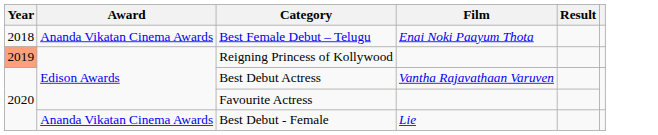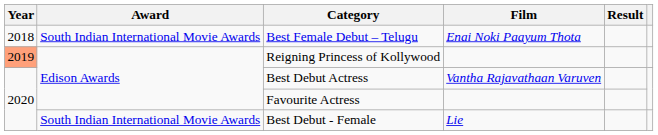(127, 36) Ananda Vikatan Cinema Awards -> (150, 36) South Indian International Movie Awards
(127, 120) Ananda Vikatan Cinema Awards -> (150, 120) South Indian International Movie Awards
